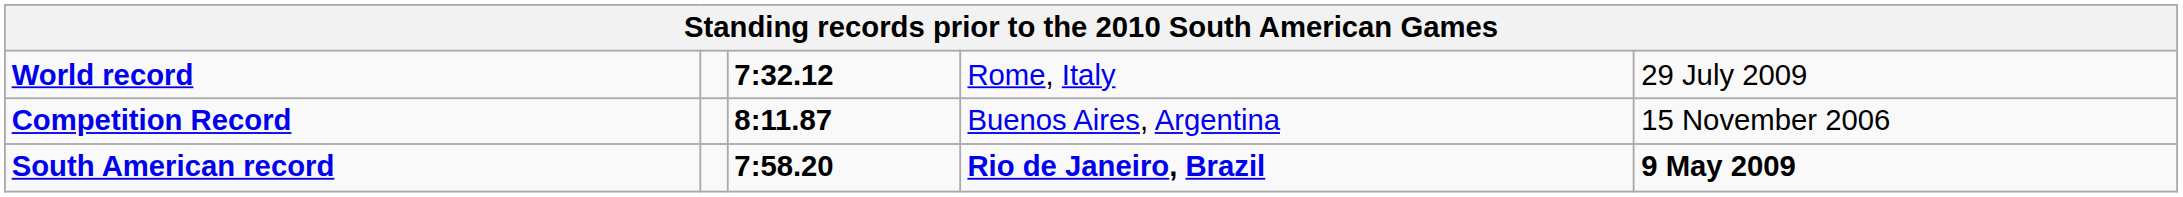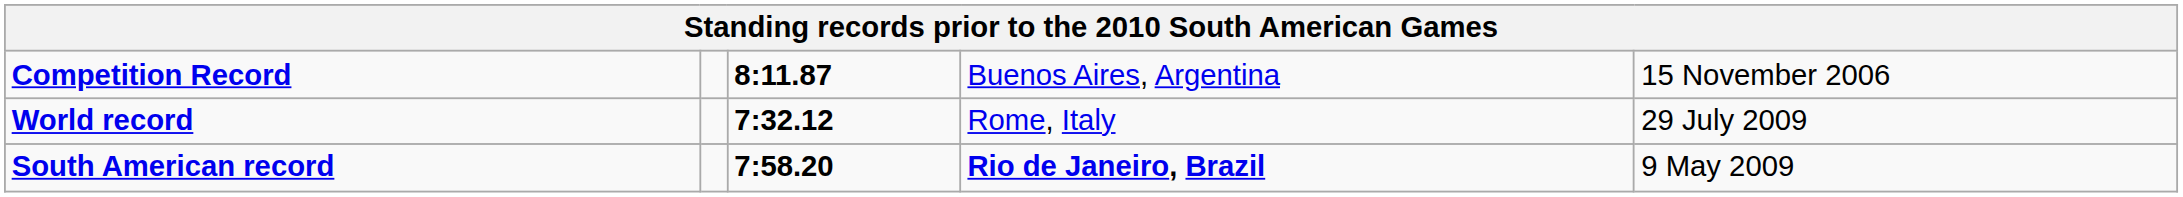rows swapped: (103, 74) <-> (152, 120)
(1719, 167) bold -> (1718, 167) normal
